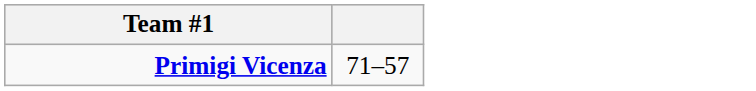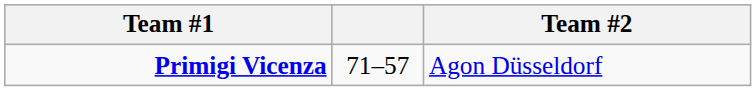+ column: (587, 24)
